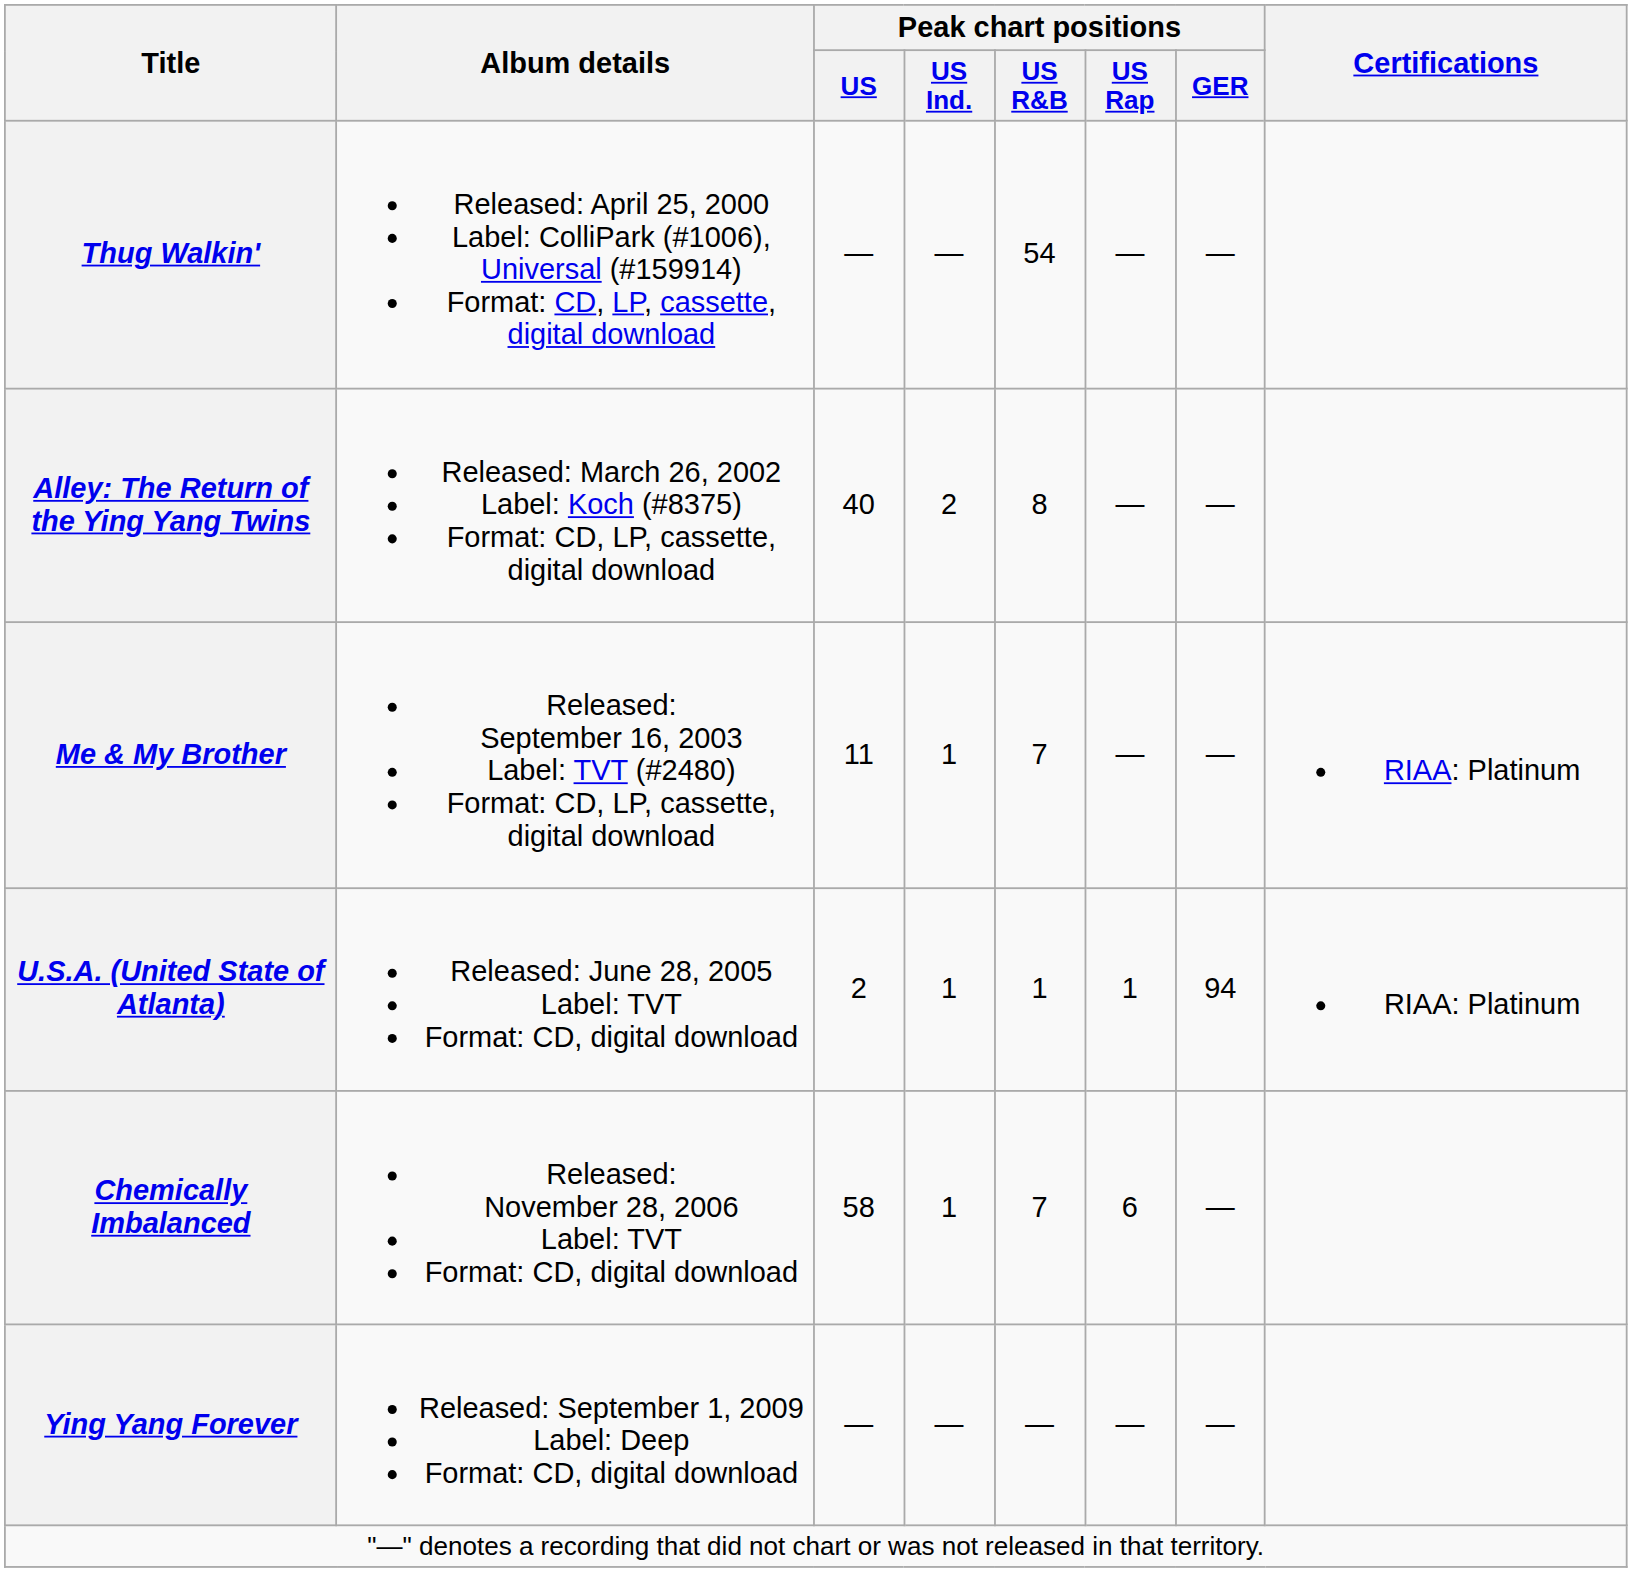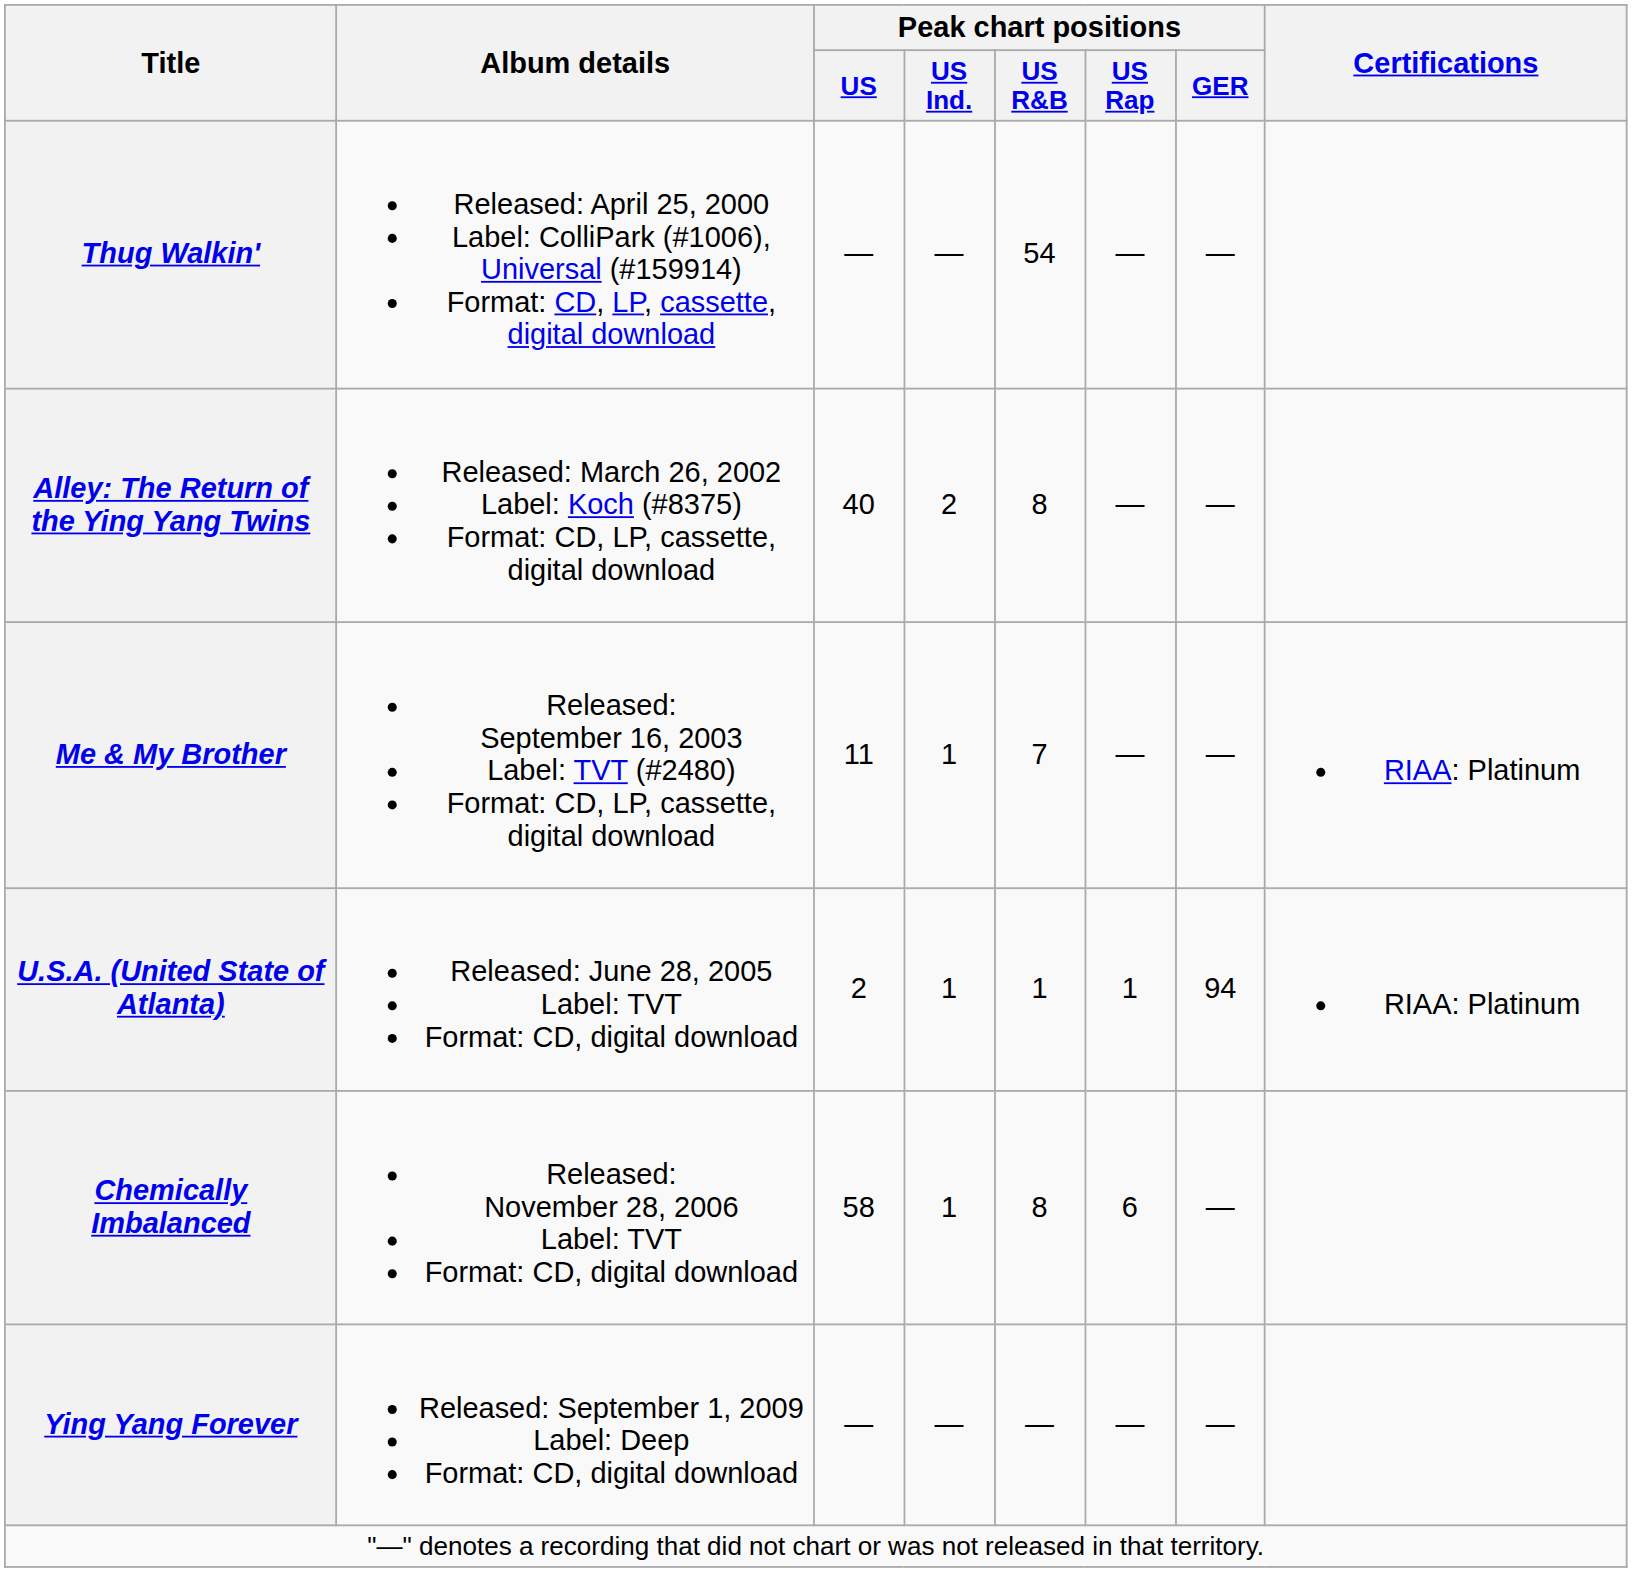(1039, 1206) 7 -> (1039, 1206) 8
